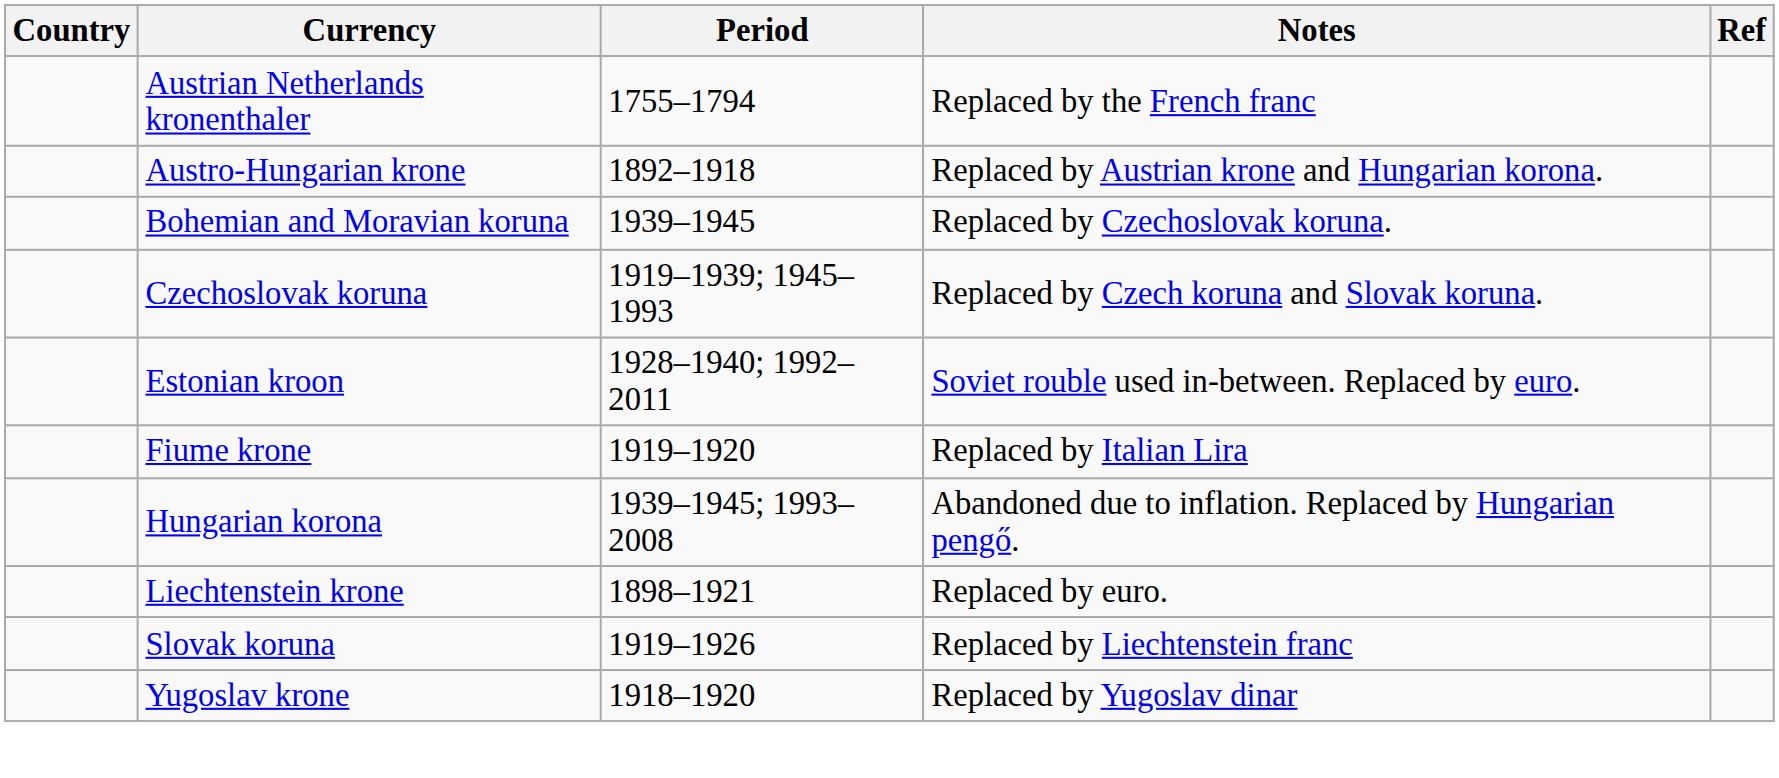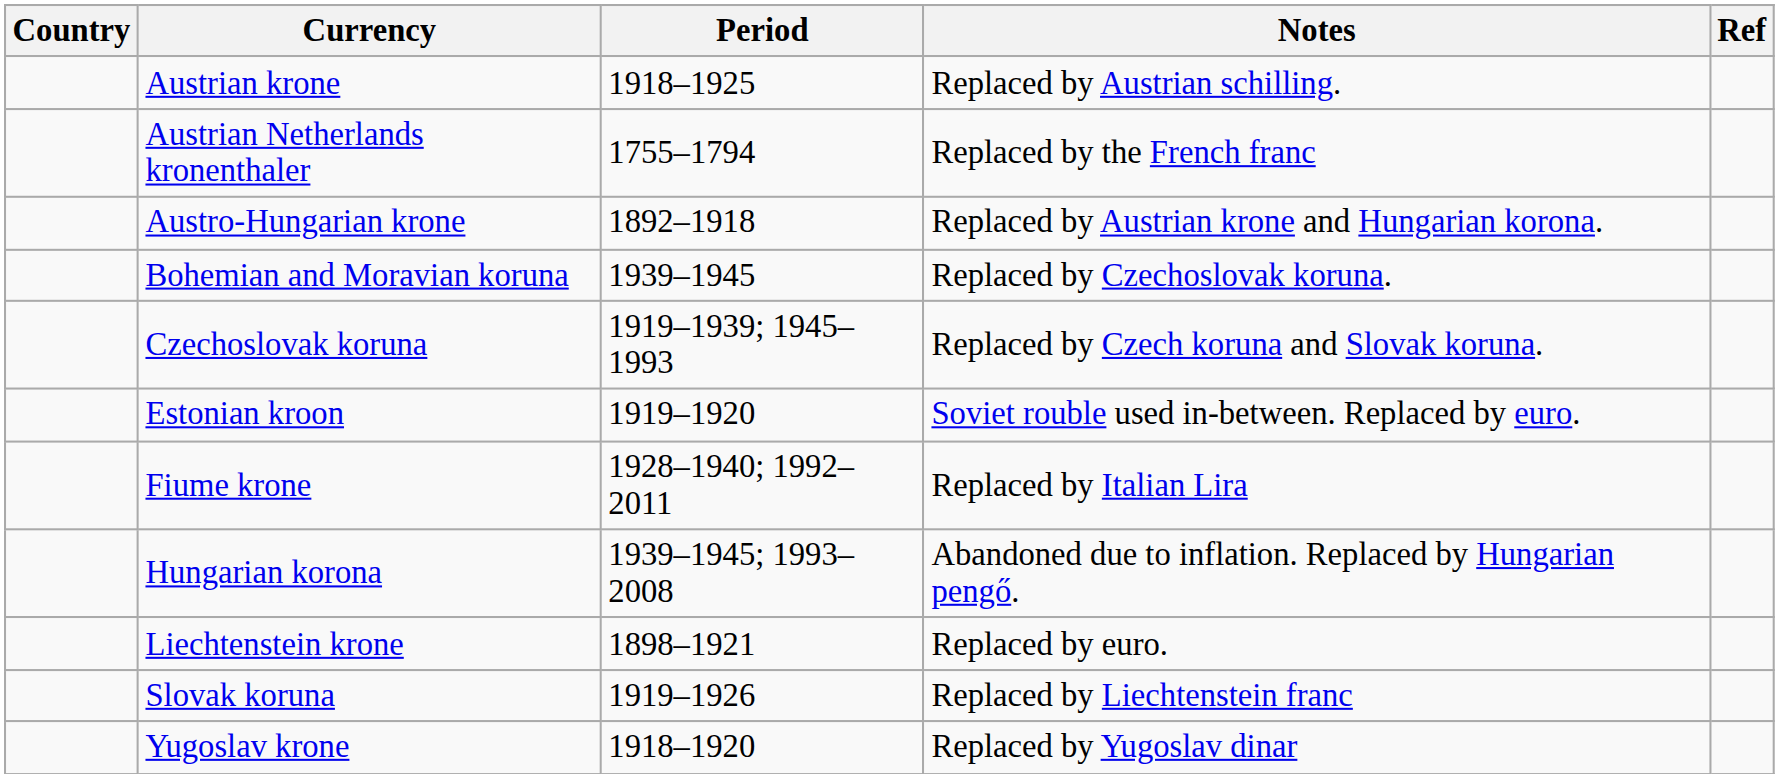+ row: (243, 82)
(731, 381) 1928–1940; 1992–2011 -> (682, 414) 1919–1920
(682, 451) 1919–1920 -> (731, 484) 1928–1940; 1992–2011
